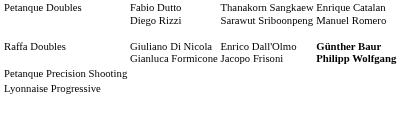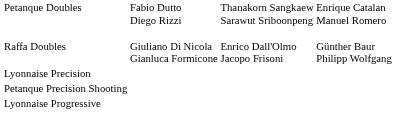(356, 53) bold -> (354, 53) normal
+ row: (47, 73)
